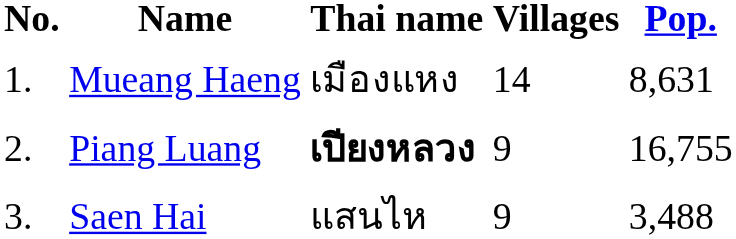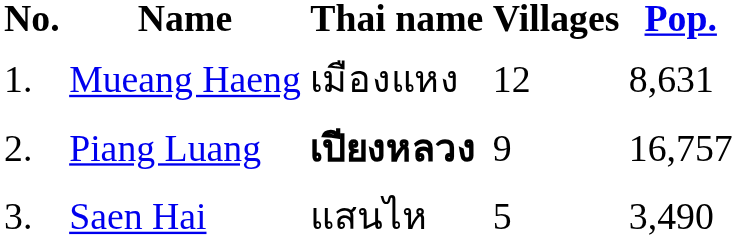(512, 78) 14 -> (512, 78) 12
(681, 147) 16,755 -> (681, 147) 16,757
(502, 215) 9 -> (502, 215) 5
(671, 215) 3,488 -> (671, 215) 3,490
